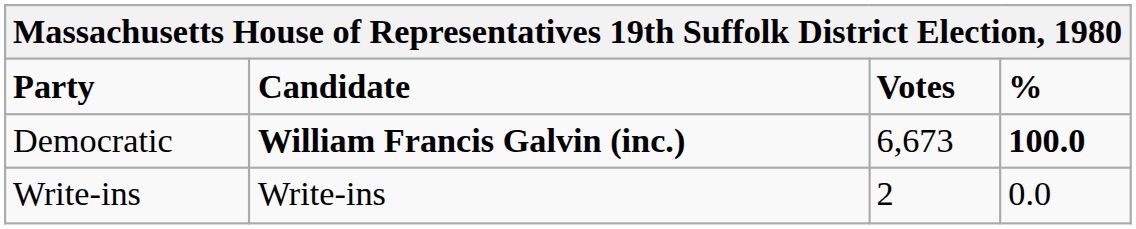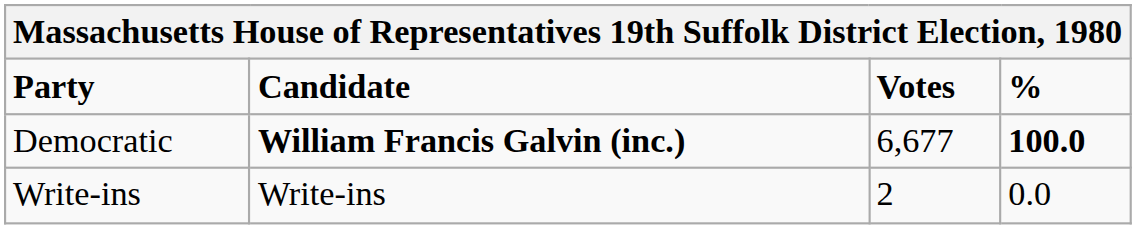(915, 140) 6,673 -> (915, 140) 6,677
